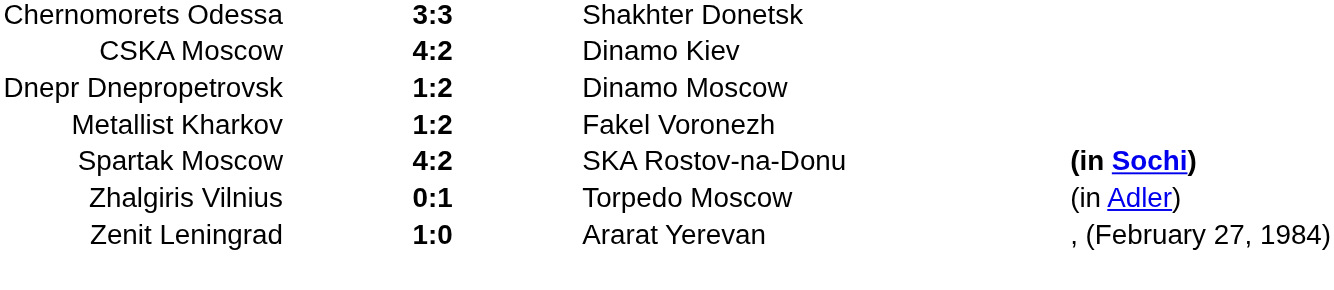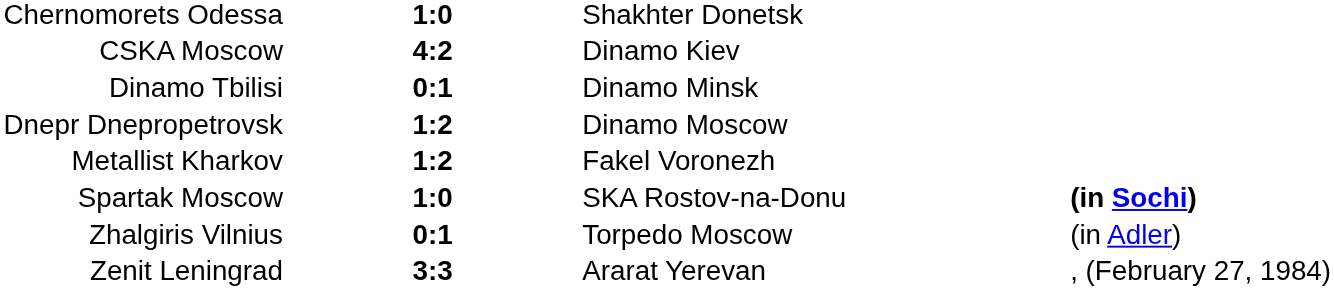(433, 14) 3:3 -> (433, 14) 1:0
+ row: (196, 87)
(433, 161) 4:2 -> (433, 197) 1:0
(433, 234) 1:0 -> (433, 271) 3:3
